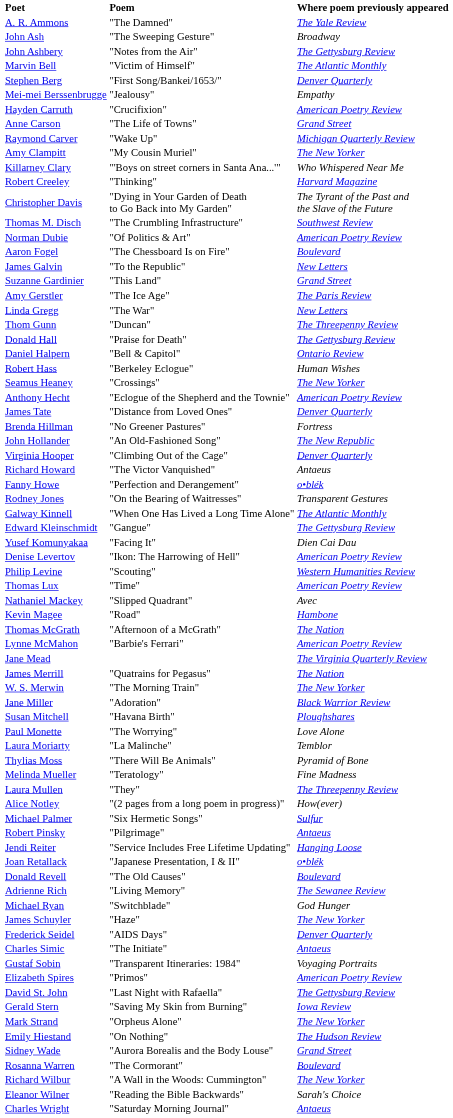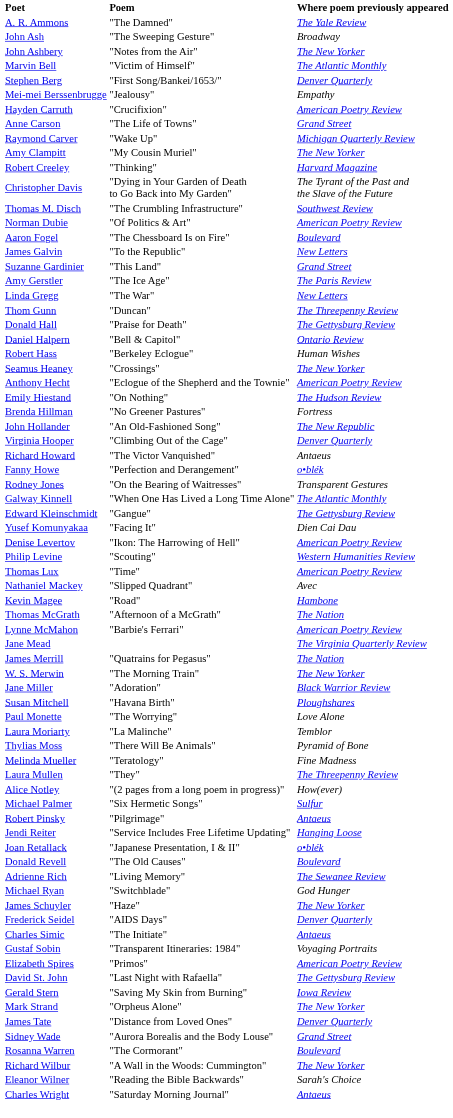(346, 51) The Gettysburg Review -> (331, 51) The New Yorker
- row: (38, 167)
rows swapped: (38, 1036) <-> (28, 412)
